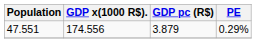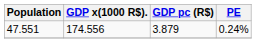(234, 29) 0.29% -> (234, 29) 0.24%
